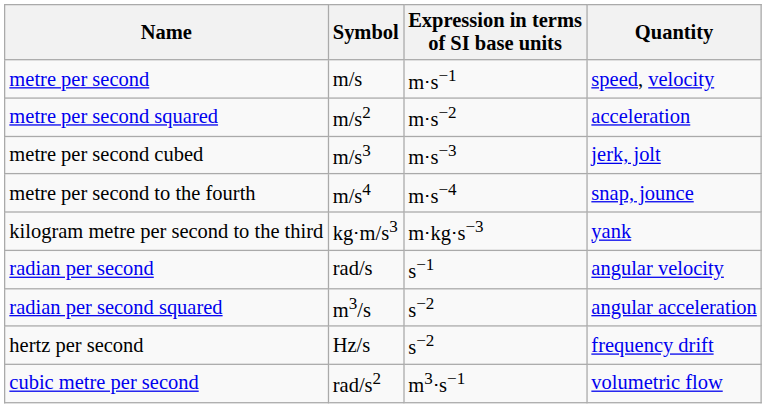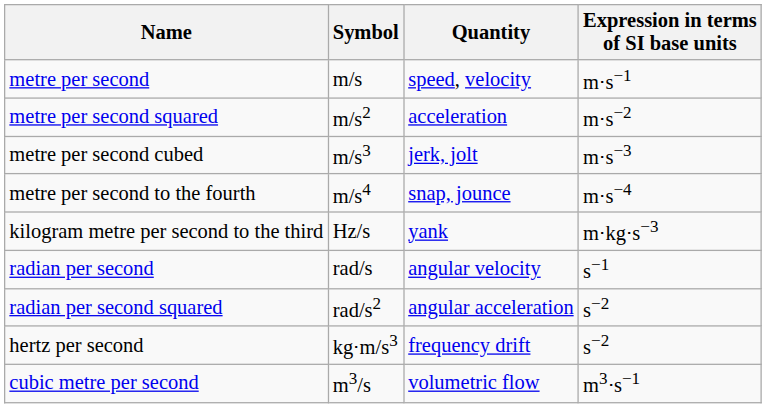columns swapped: (674, 32) <-> (495, 32)
(365, 231) kg⋅m/s3 -> (352, 231) Hz/s
(352, 307) m3/s -> (357, 307) rad/s2
(352, 345) Hz/s -> (365, 345) kg⋅m/s3
(357, 383) rad/s2 -> (352, 383) m3/s
